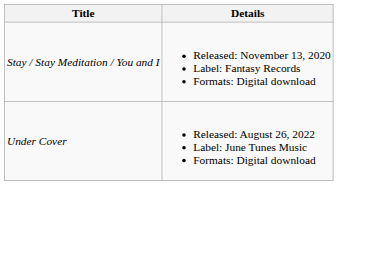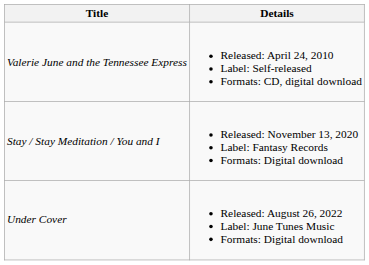+ row: (97, 62)
